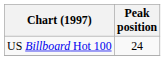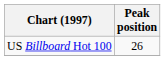(137, 45) 24 -> (137, 45) 26
